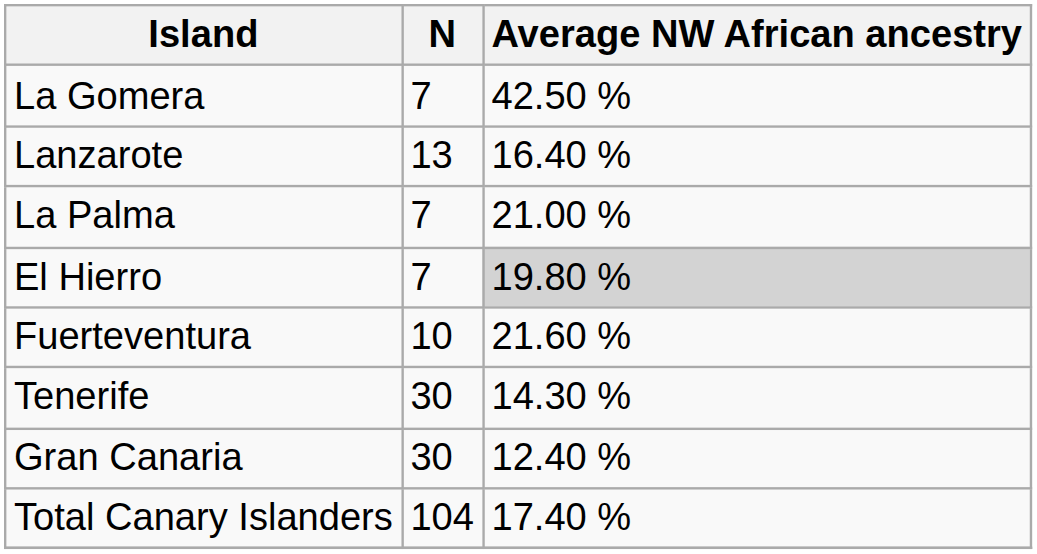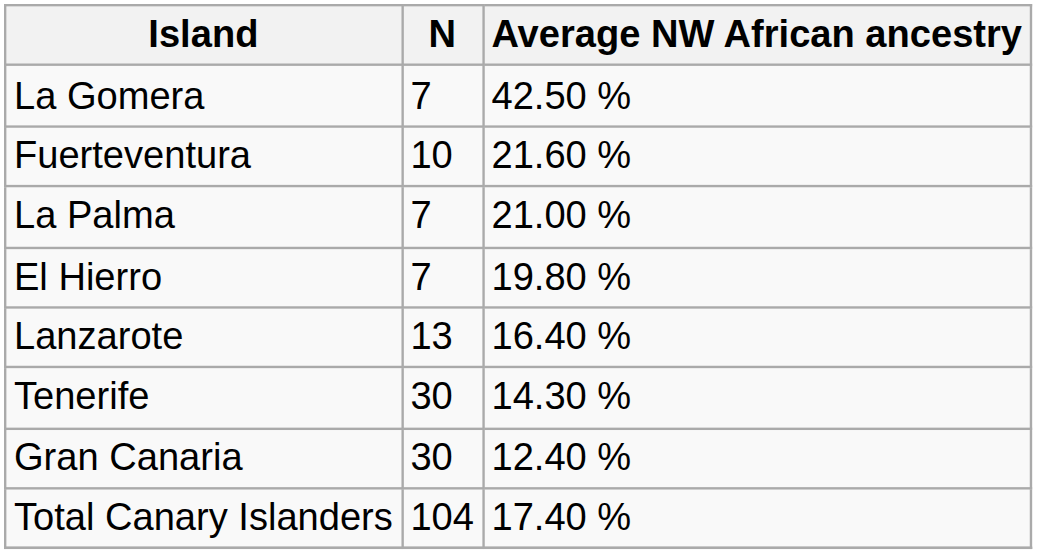rows swapped: (133, 336) <-> (99, 155)
(561, 276) lightgrey background -> (561, 276) no background
